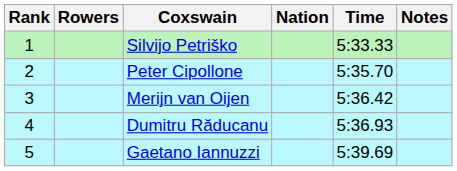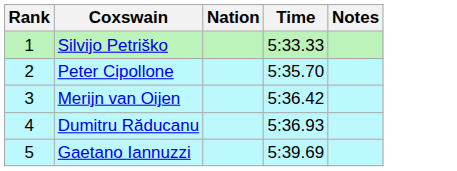- column: (88, 17)
